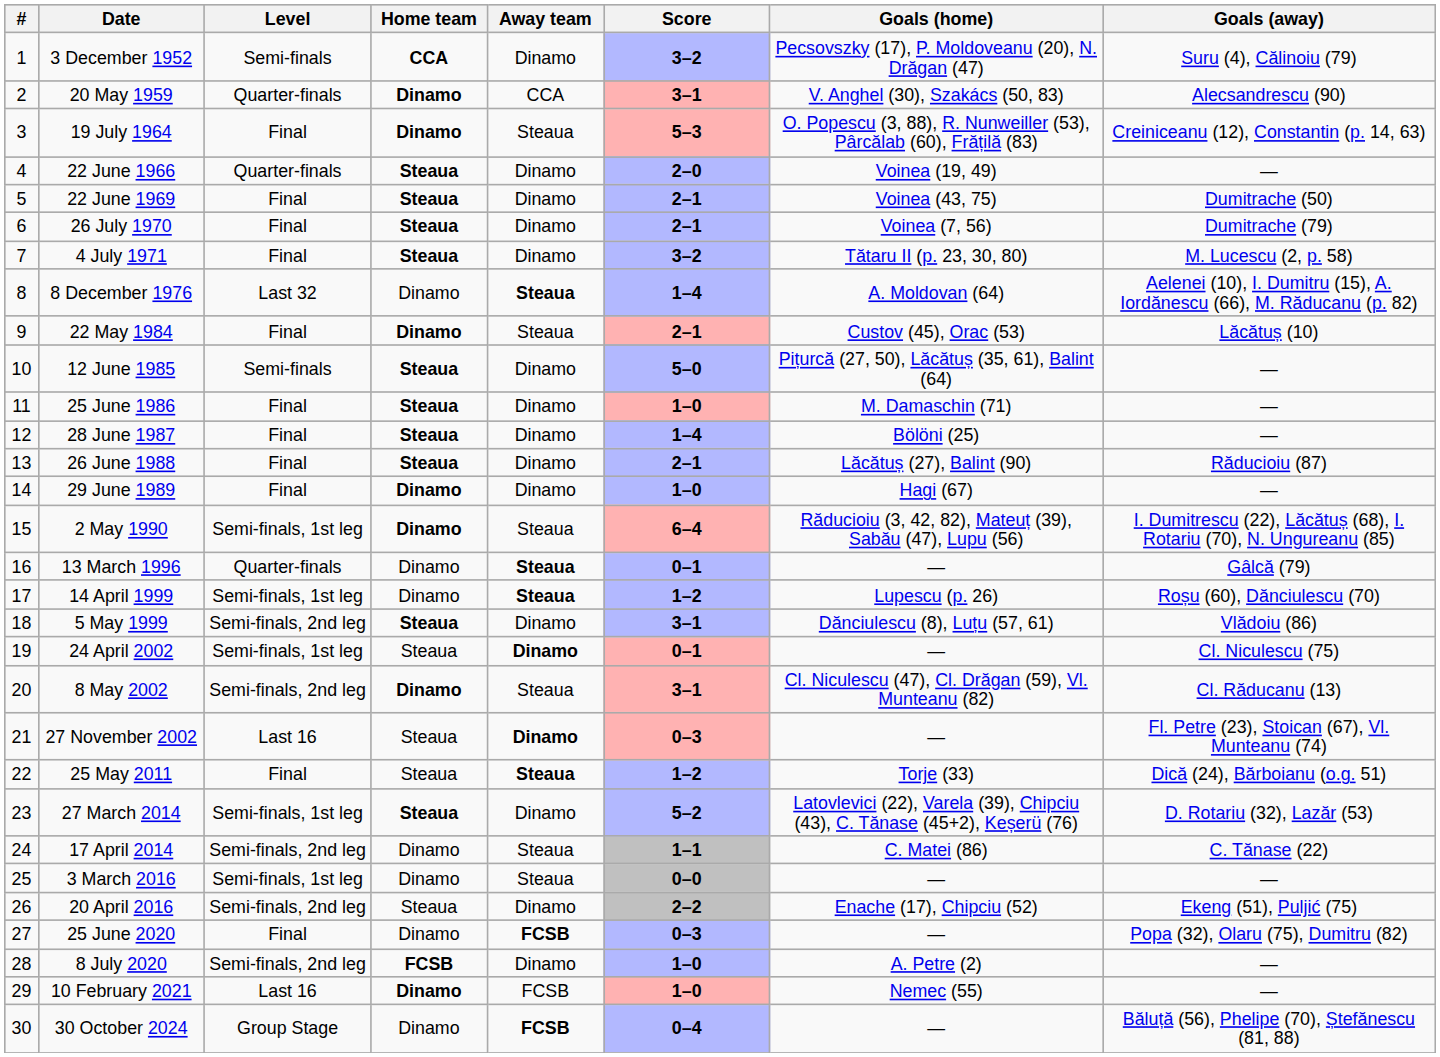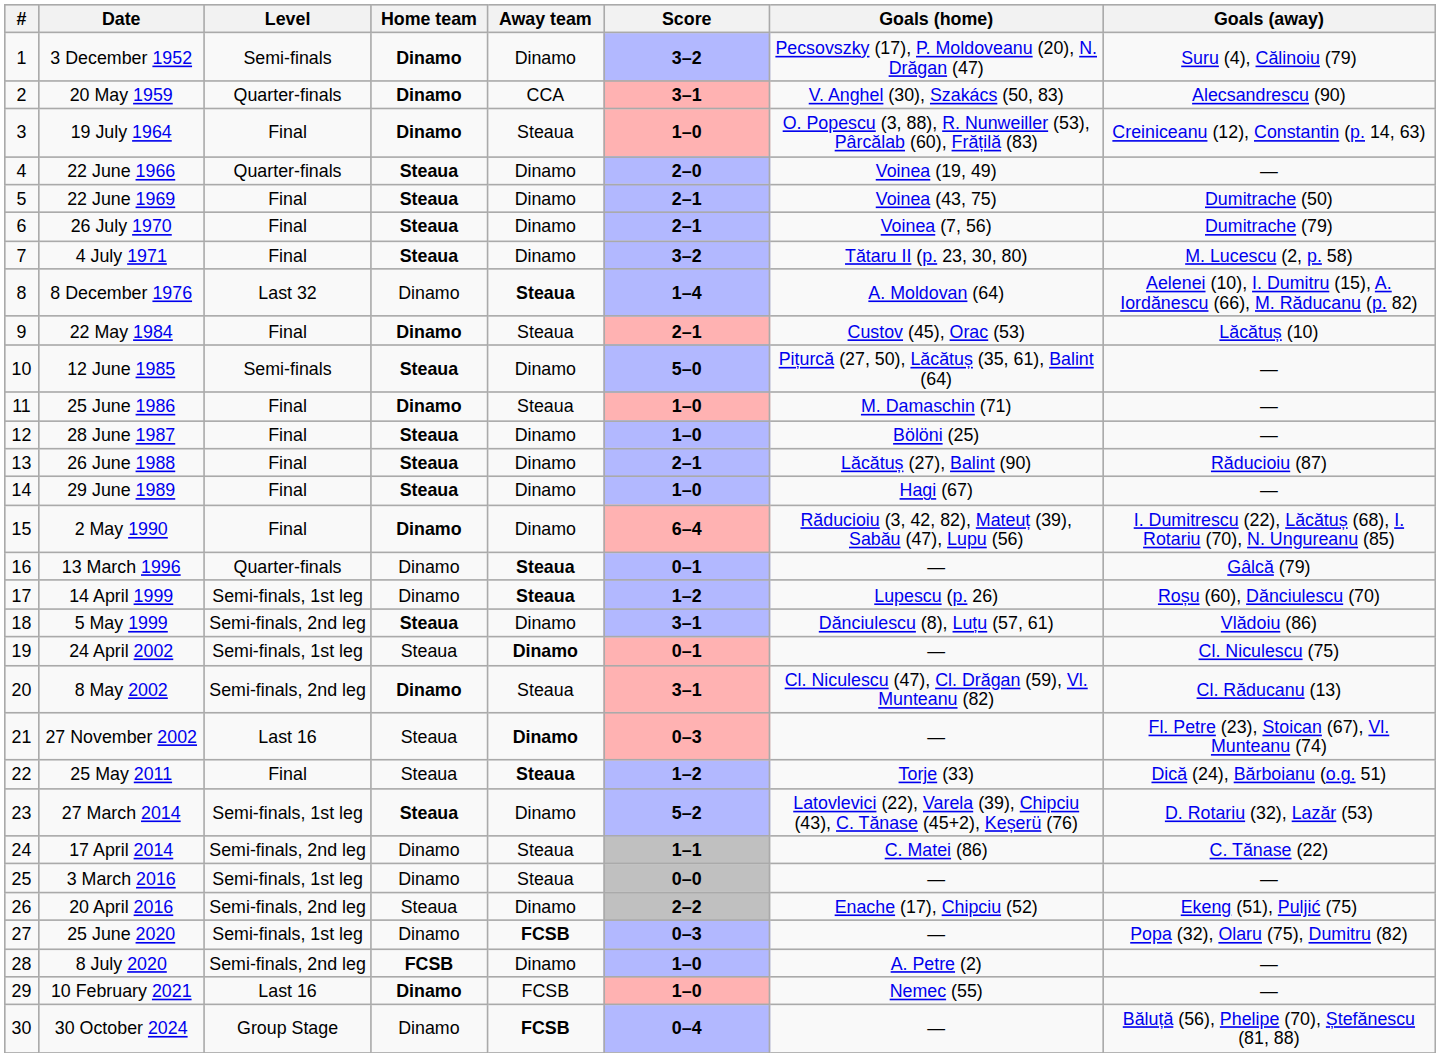(429, 57) CCA -> (429, 57) Dinamo
(687, 132) 5–3 -> (687, 132) 1–0
(429, 406) Steaua -> (429, 406) Dinamo
(545, 406) Dinamo -> (545, 406) Steaua
(687, 434) 1–4 -> (687, 434) 1–0
(429, 491) Dinamo -> (429, 491) Steaua
(288, 529) Semi-finals, 1st leg -> (288, 529) Final
(545, 529) Steaua -> (545, 529) Dinamo
(288, 934) Final -> (288, 934) Semi-finals, 1st leg
